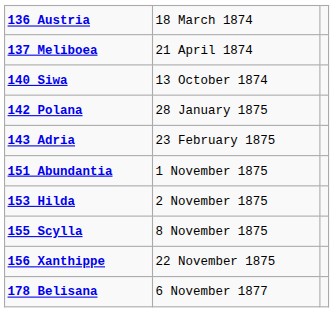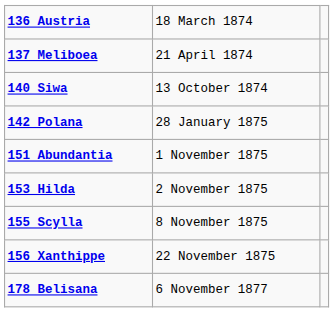- row: (41, 141)
